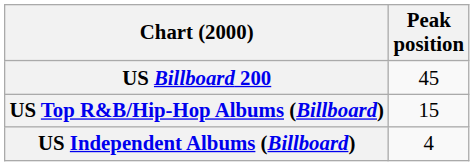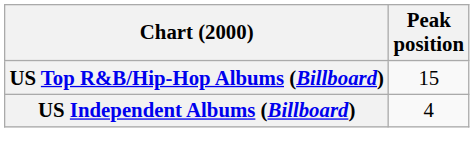- row: (197, 77)
